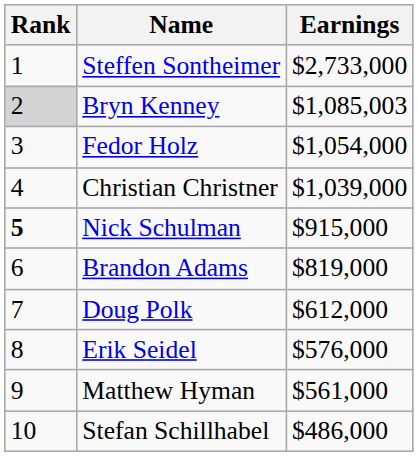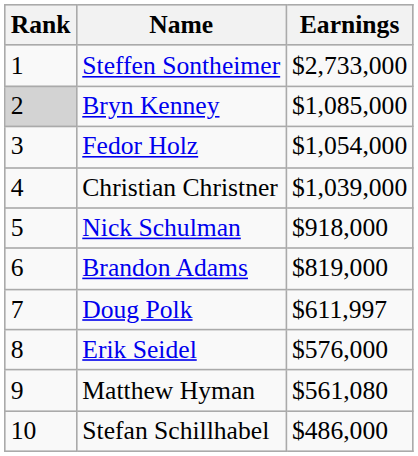(350, 106) $1,085,003 -> (350, 106) $1,085,000
(17, 227) bold -> (17, 227) normal
(340, 227) $915,000 -> (340, 227) $918,000
(340, 308) $612,000 -> (340, 308) $611,997
(340, 390) $561,000 -> (340, 390) $561,080
